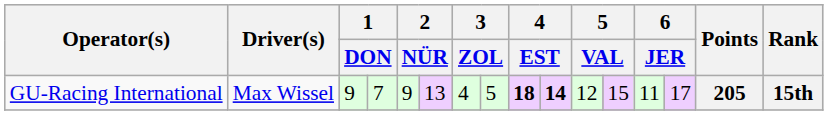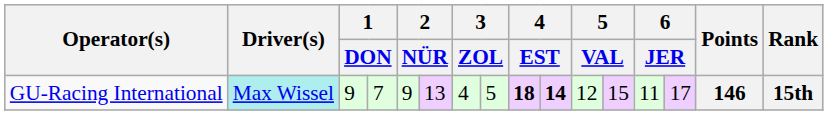(283, 92) no background -> (283, 92) paleturquoise background
(730, 92) 205 -> (730, 92) 146
